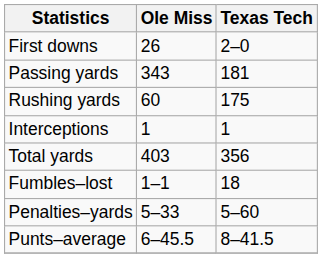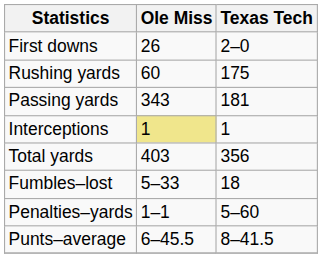rows swapped: (64, 101) <-> (63, 73)
(146, 128) no background -> (146, 128) khaki background
(155, 184) 1–1 -> (160, 184) 5–33
(160, 211) 5–33 -> (155, 211) 1–1
